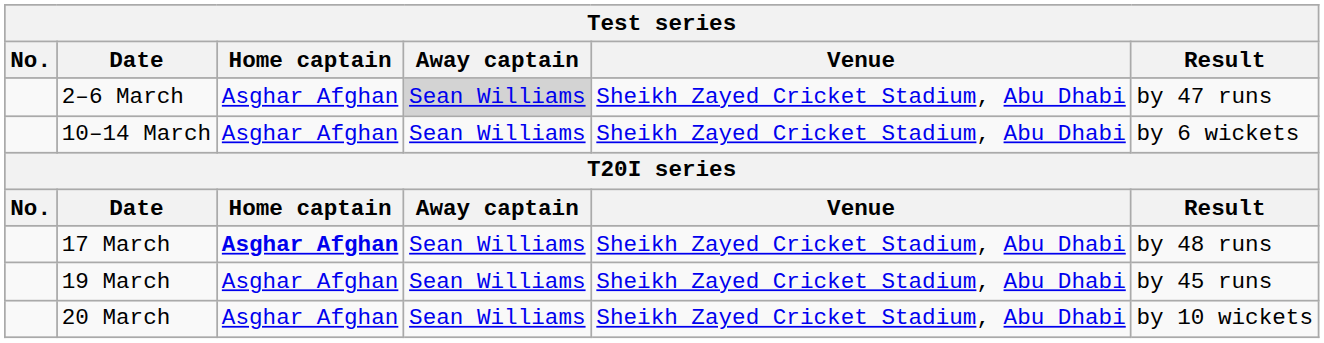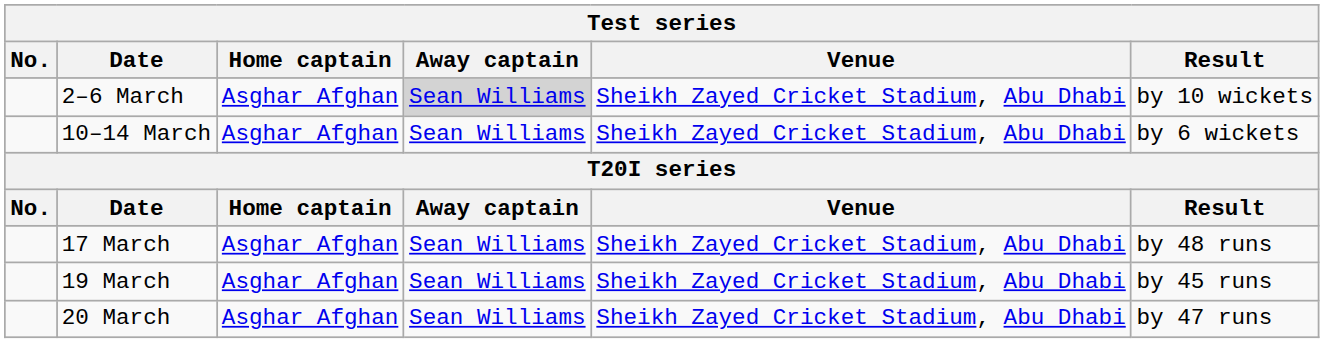(1204, 97) by 47 runs -> (1225, 97) by 10 wickets
(310, 245) bold -> (310, 245) normal
(1225, 318) by 10 wickets -> (1204, 318) by 47 runs
